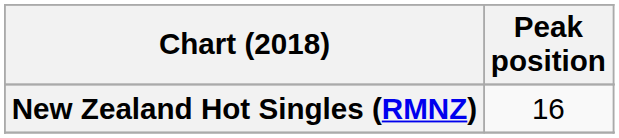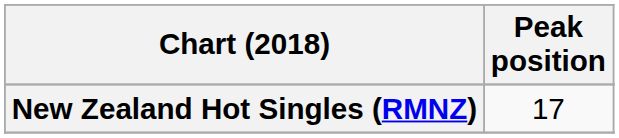(548, 108) 16 -> (548, 108) 17
